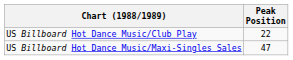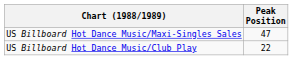rows swapped: (101, 34) <-> (124, 48)
